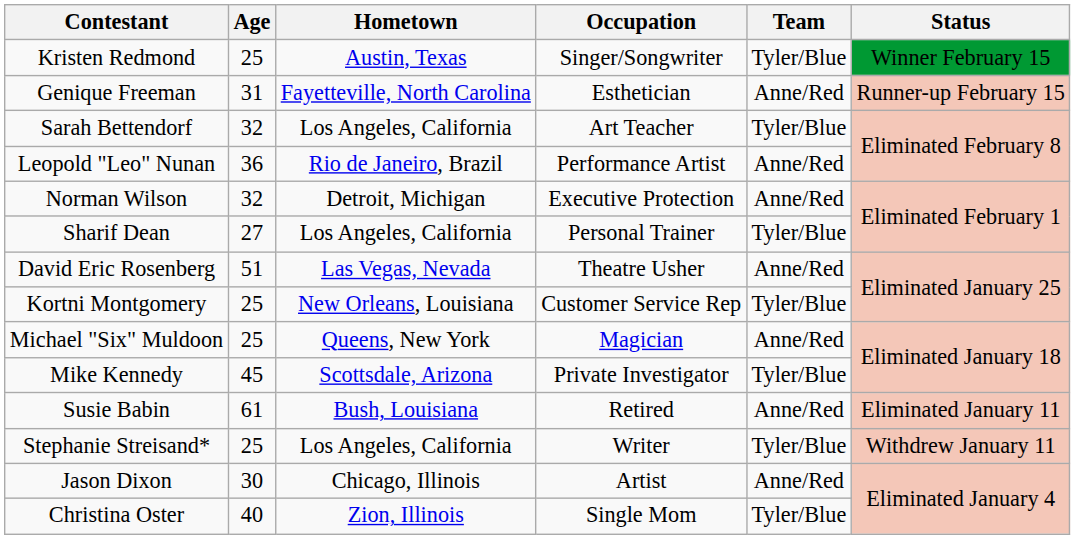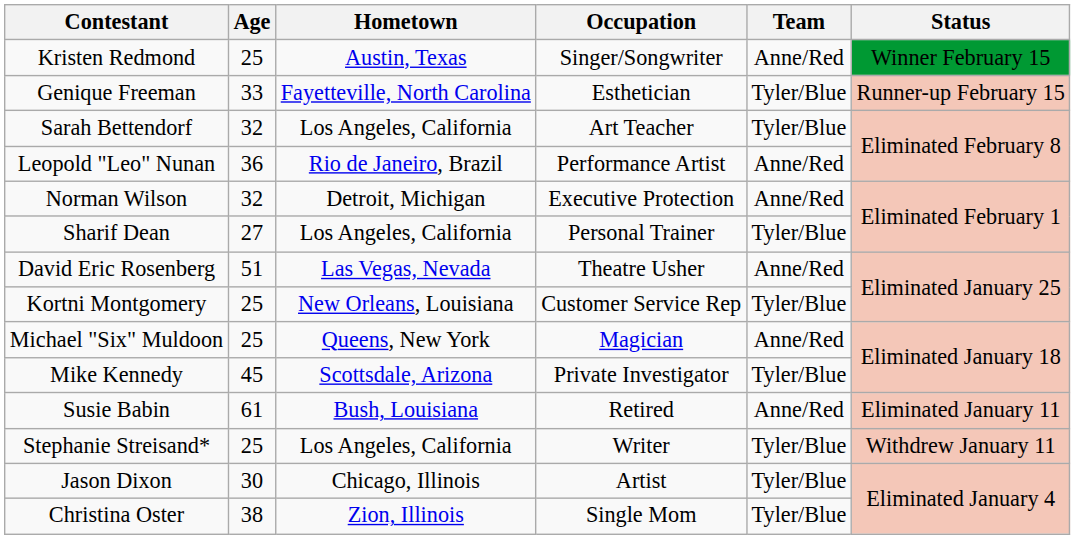(799, 57) Tyler/Blue -> (799, 57) Anne/Red
(252, 92) 31 -> (252, 92) 33
(799, 92) Anne/Red -> (799, 92) Tyler/Blue
(799, 480) Anne/Red -> (799, 480) Tyler/Blue
(252, 515) 40 -> (252, 515) 38
